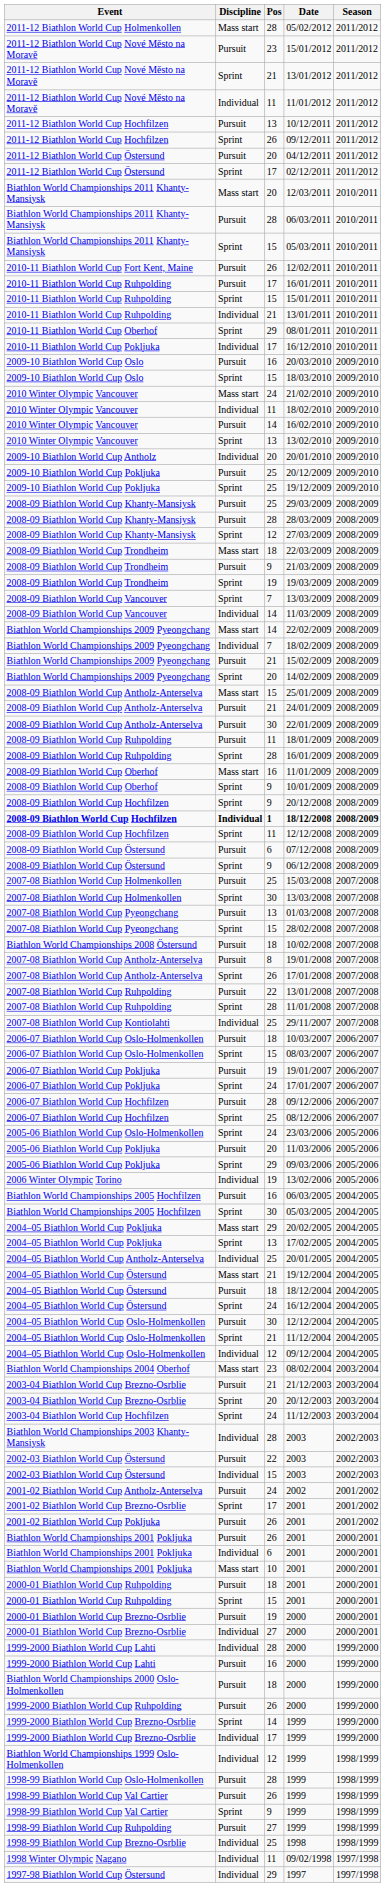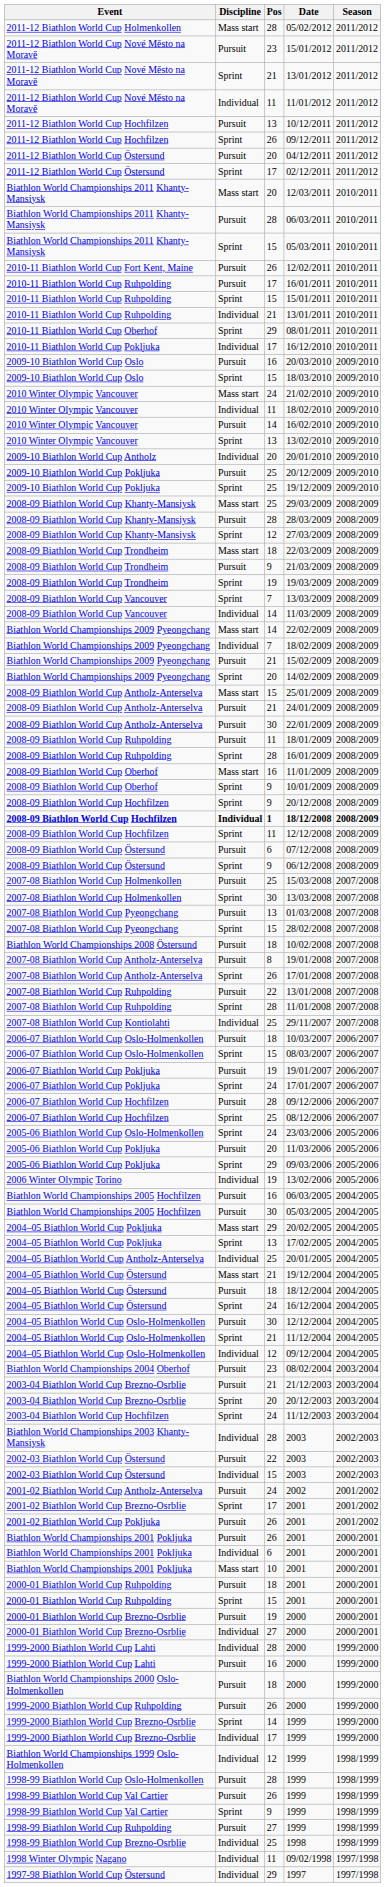(232, 504) Pursuit -> (238, 504) Mass start
(230, 1212) Sprint -> (232, 1212) Pursuit
(238, 1369) Mass start -> (232, 1369) Pursuit
